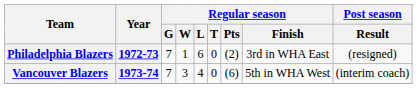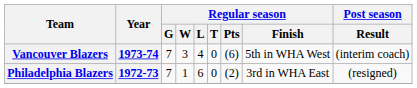rows swapped: (60, 54) <-> (60, 73)
